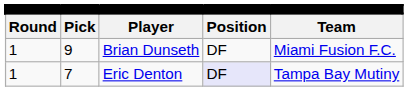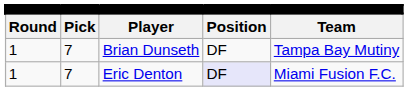(68, 50) 9 -> (68, 50) 7
(335, 50) Miami Fusion F.C. -> (337, 50) Tampa Bay Mutiny
(337, 74) Tampa Bay Mutiny -> (335, 74) Miami Fusion F.C.
